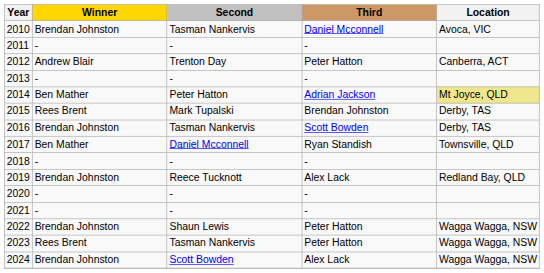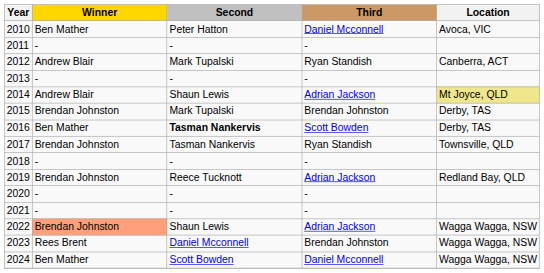(77, 29) Brendan Johnston -> (62, 29) Ben Mather
(212, 29) Tasman Nankervis -> (199, 29) Peter Hatton
(198, 62) Trenton Day -> (202, 62) Mark Tupalski
(333, 62) Peter Hatton -> (338, 62) Ryan Standish
(62, 95) Ben Mather -> (64, 95) Andrew Blair
(199, 95) Peter Hatton -> (199, 95) Shaun Lewis
(61, 111) Rees Brent -> (77, 111) Brendan Johnston
(77, 128) Brendan Johnston -> (62, 128) Ben Mather
(212, 128) normal -> (215, 128) bold
(62, 144) Ben Mather -> (77, 144) Brendan Johnston
(209, 144) Daniel Mcconnell -> (212, 144) Tasman Nankervis
(327, 177) Alex Lack -> (340, 177) Adrian Jackson
(77, 227) no background -> (77, 227) lightsalmon background
(333, 227) Peter Hatton -> (340, 227) Adrian Jackson
(212, 243) Tasman Nankervis -> (209, 243) Daniel Mcconnell
(333, 243) Peter Hatton -> (346, 243) Brendan Johnston
(77, 260) Brendan Johnston -> (62, 260) Ben Mather
(327, 260) Alex Lack -> (344, 260) Daniel Mcconnell
